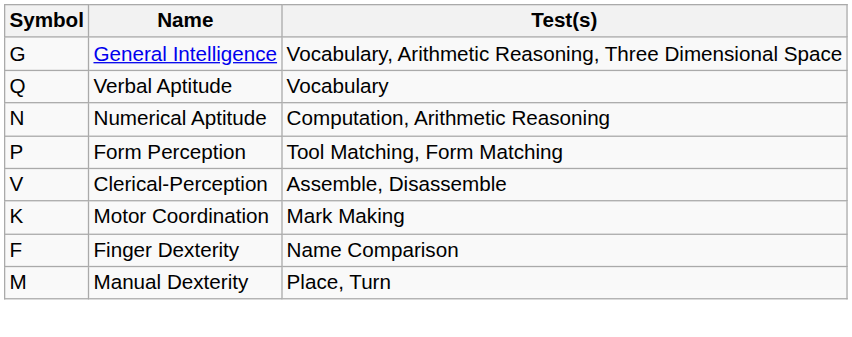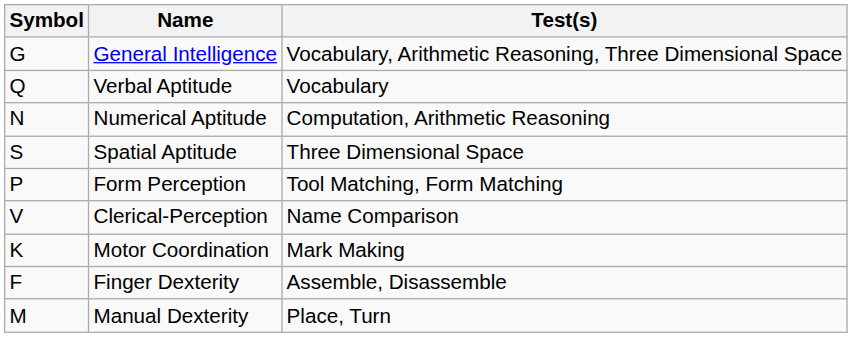+ row: (165, 151)
(397, 184) Assemble, Disassemble -> (373, 217) Name Comparison
(373, 250) Name Comparison -> (397, 282) Assemble, Disassemble
